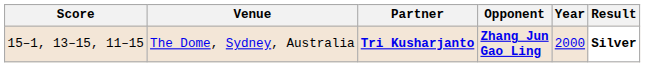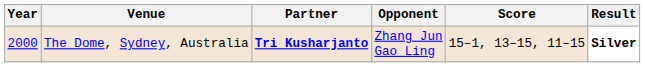columns swapped: (570, 15) <-> (76, 15)
(515, 44) bold -> (408, 44) normal
